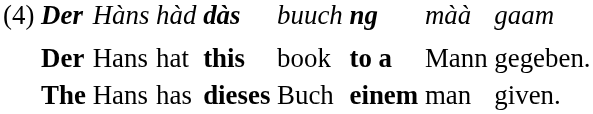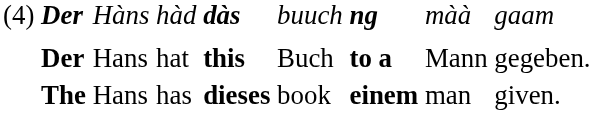(304, 58) book -> (305, 58) Buch
(305, 95) Buch -> (304, 95) book
